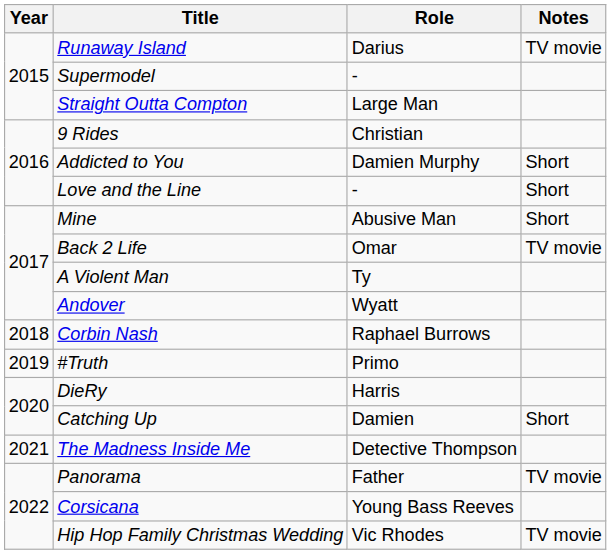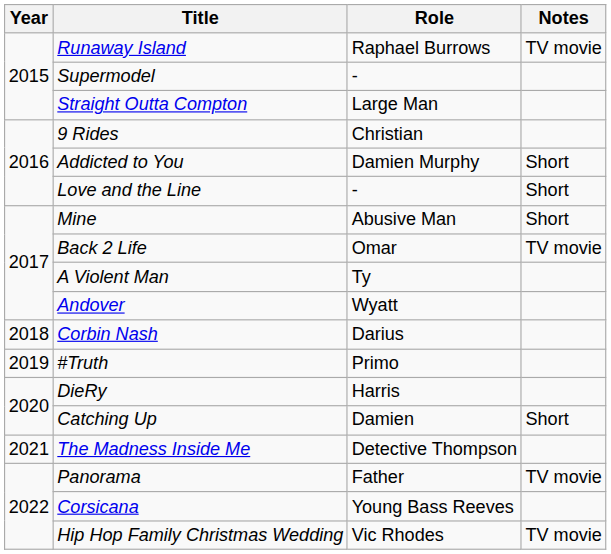(378, 47) Darius -> (421, 47) Raphael Burrows
(421, 334) Raphael Burrows -> (378, 334) Darius
